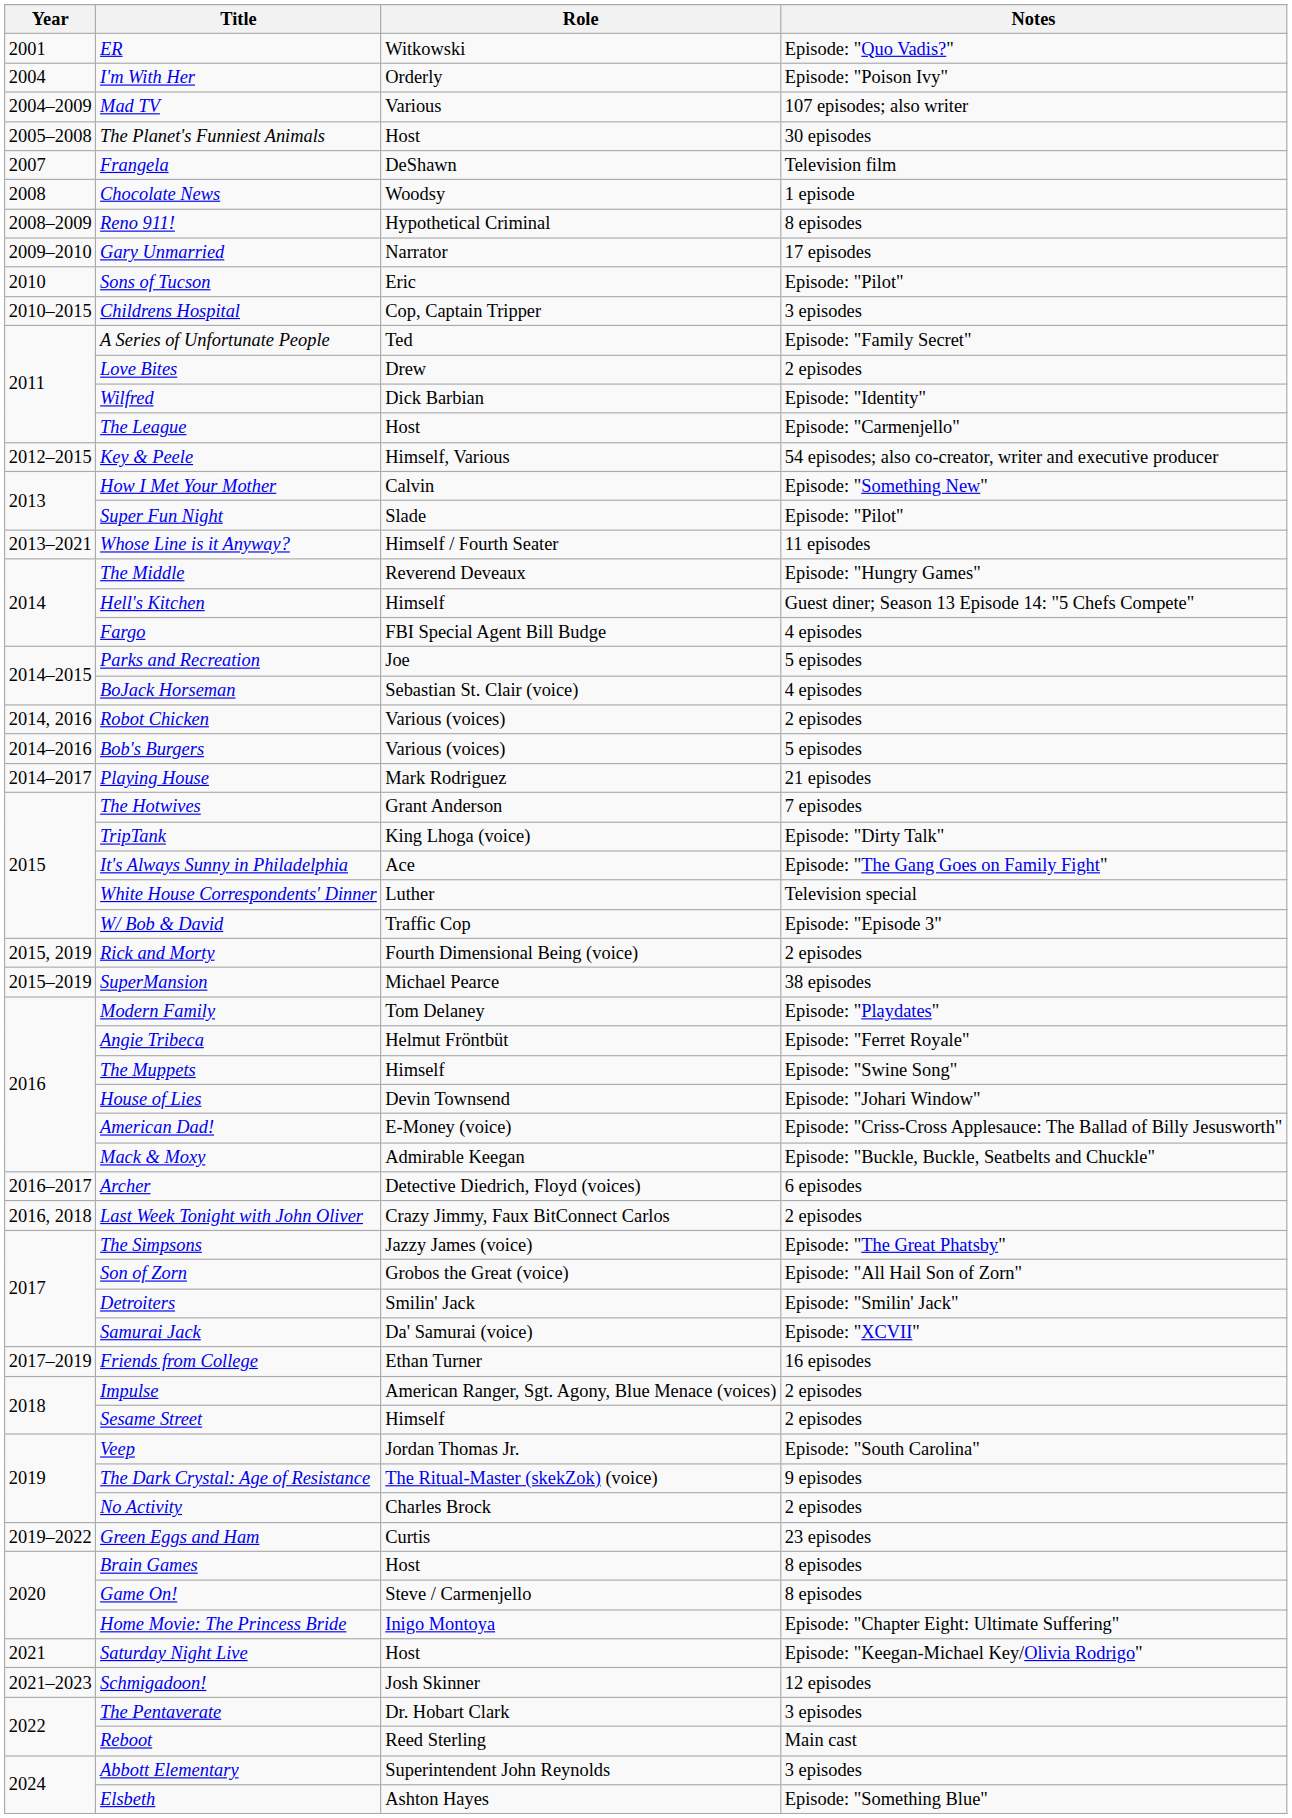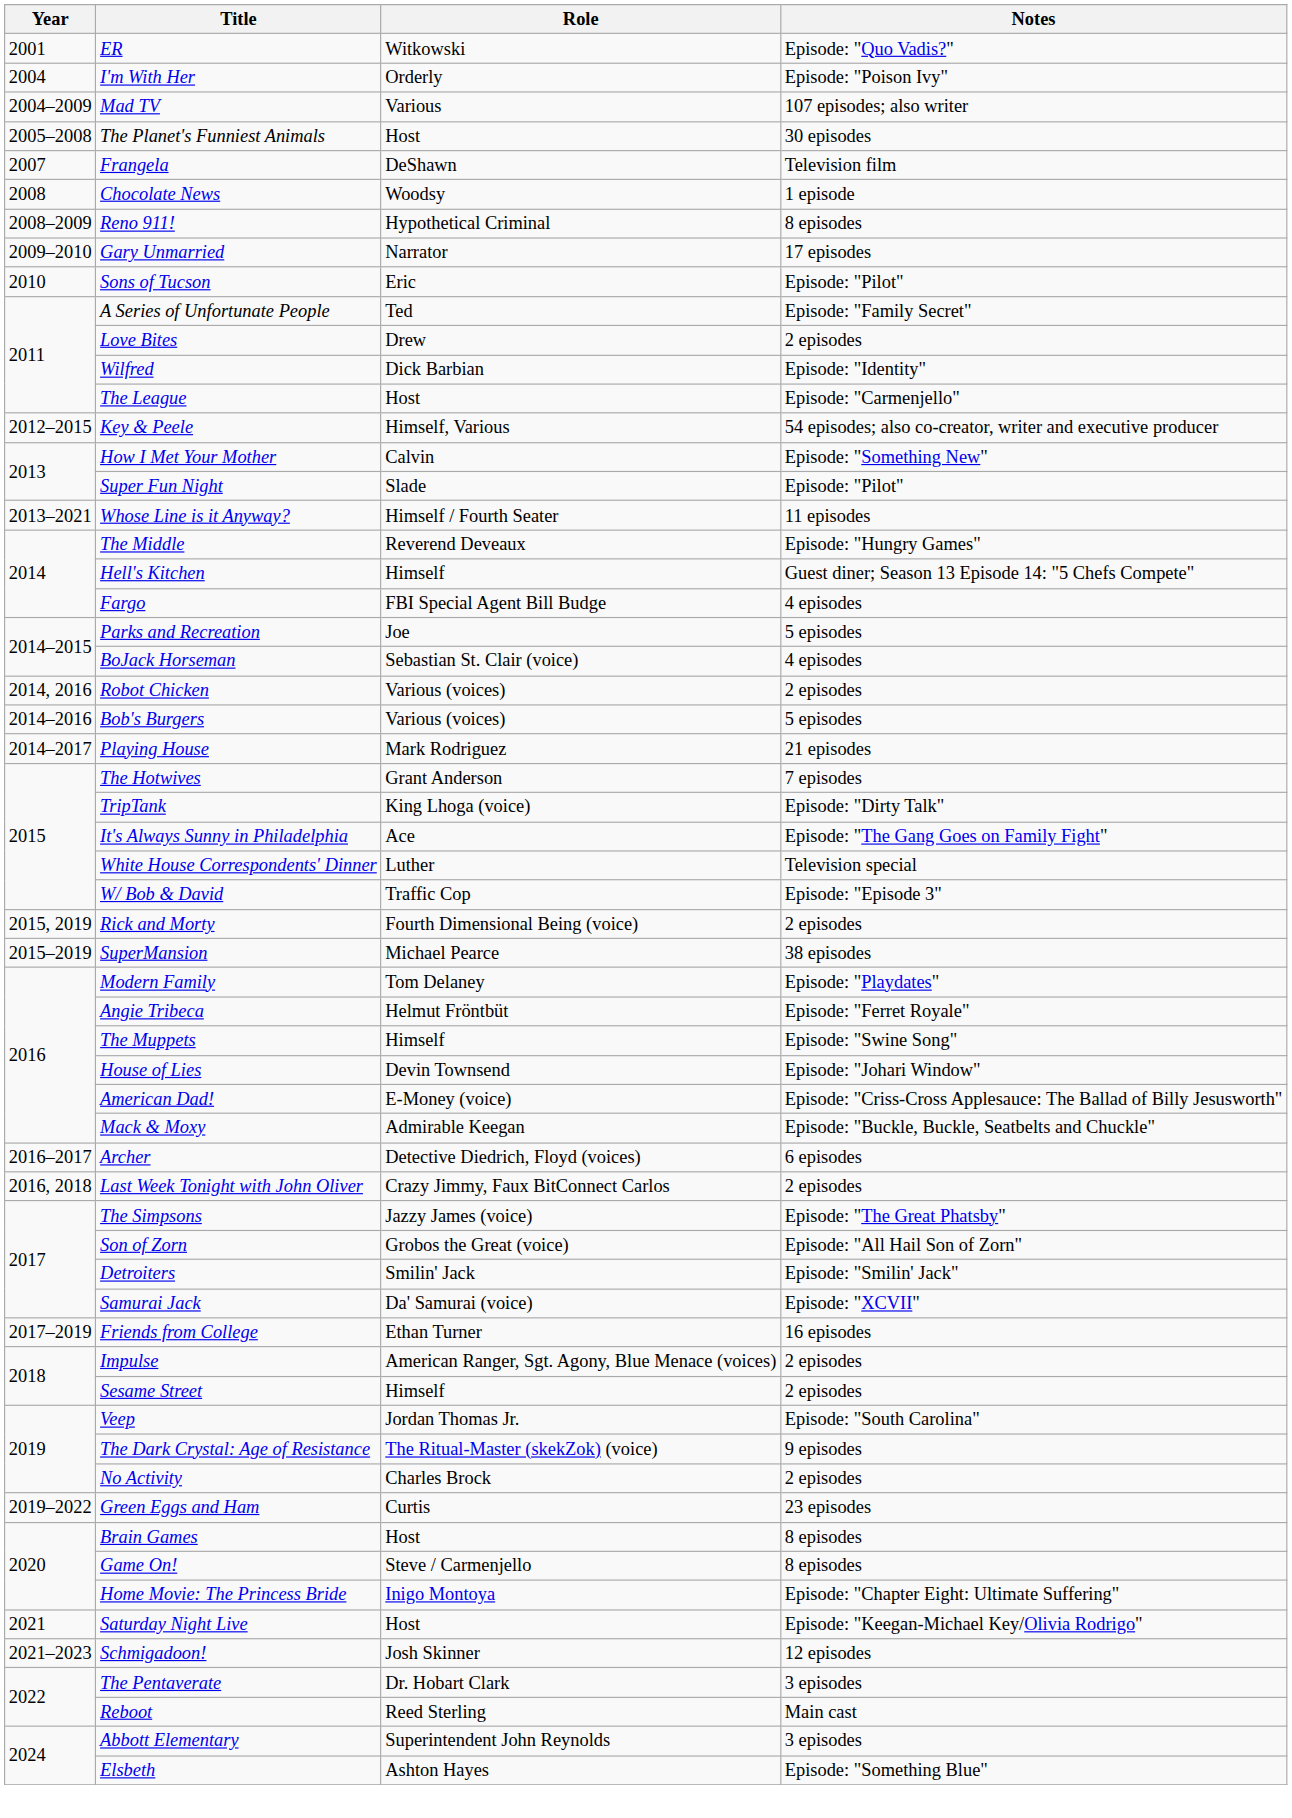- row: (170, 310)
